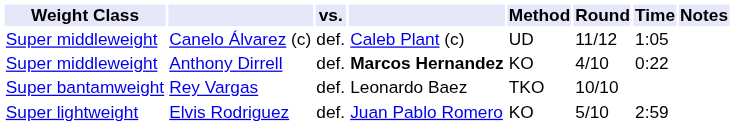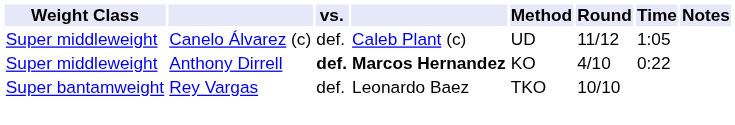(331, 64) normal -> (332, 64) bold
- row: (229, 112)
